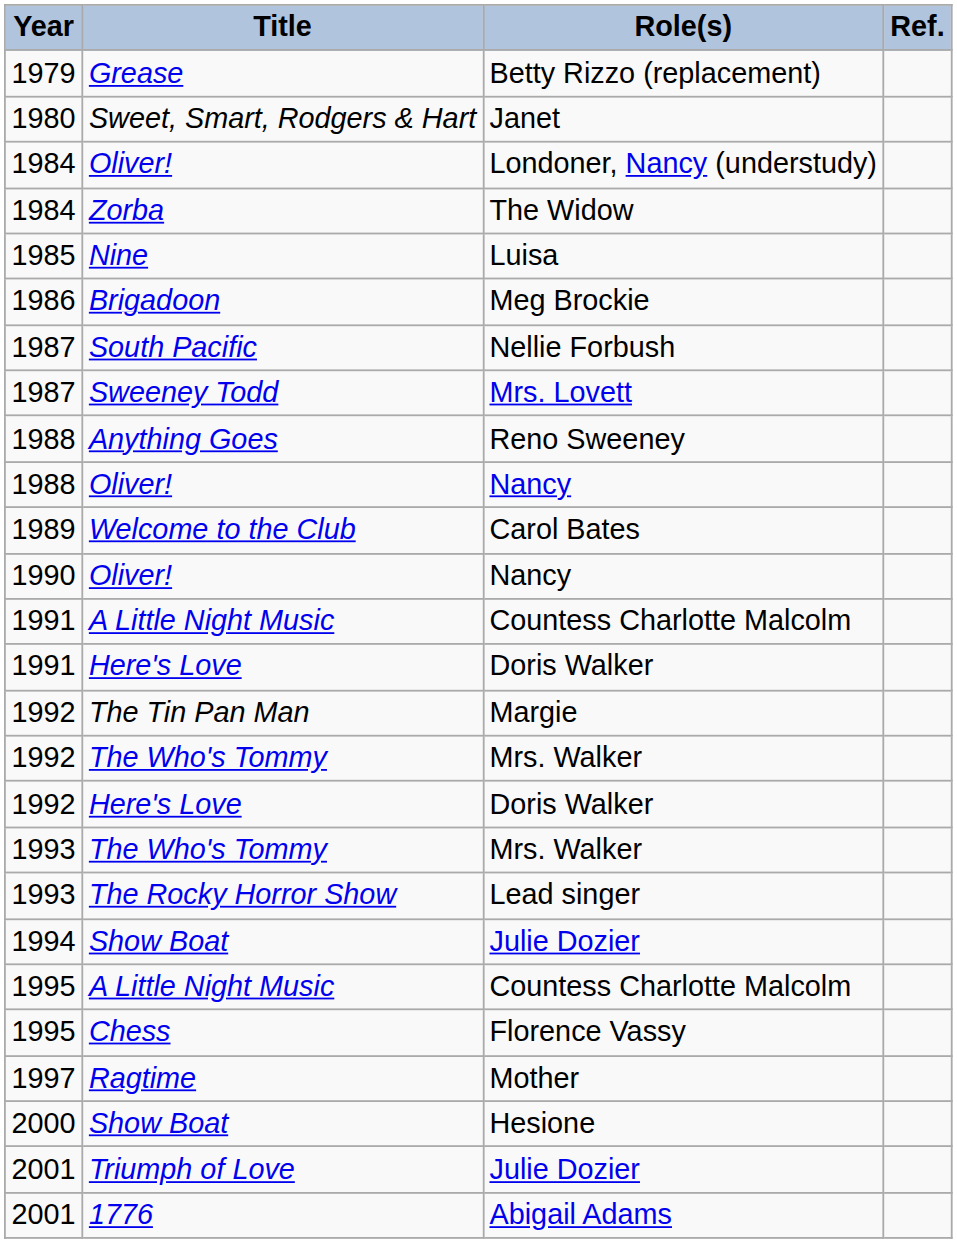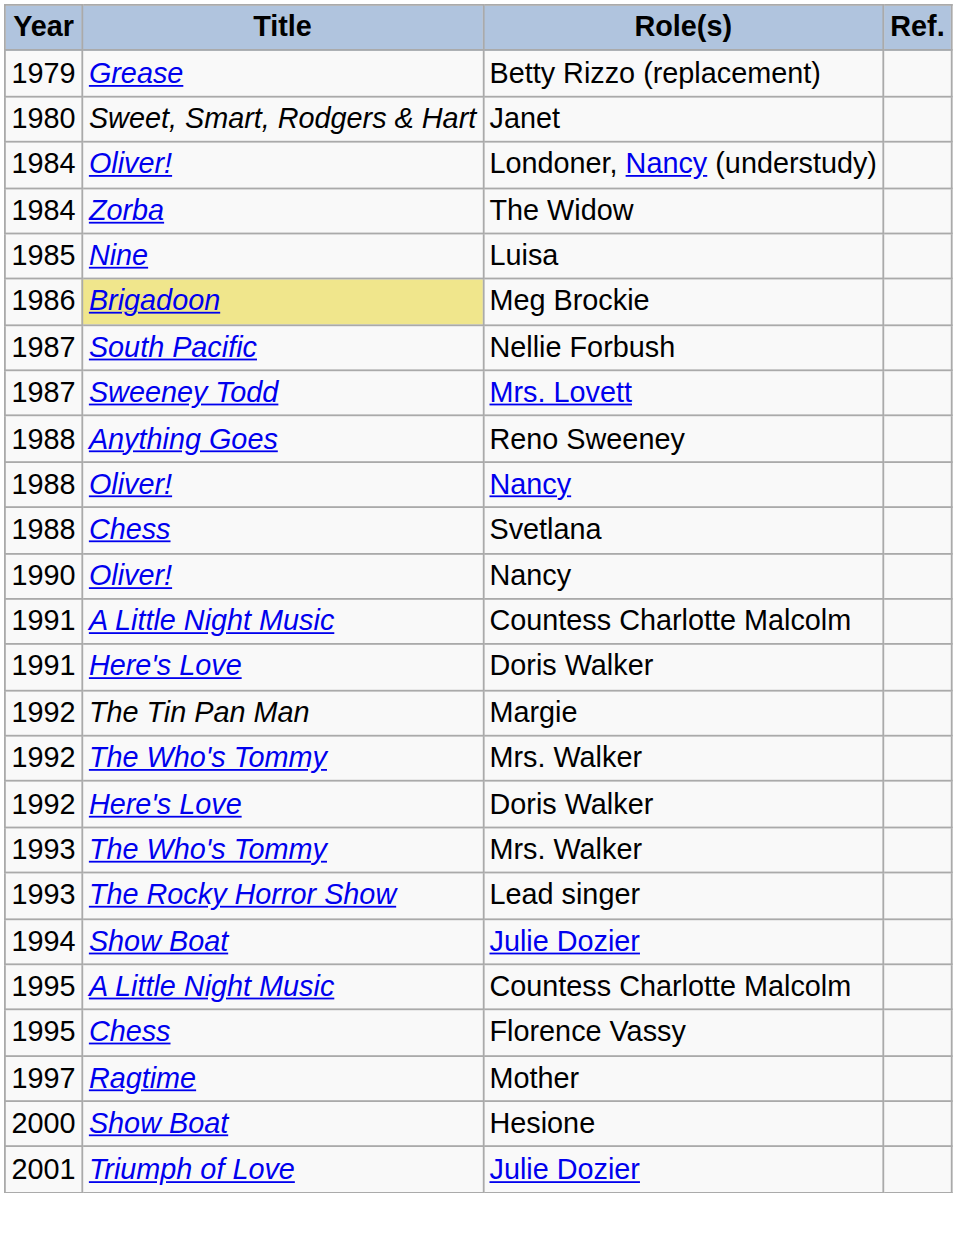(155, 301) no background -> (155, 301) khaki background
+ row: (44, 529)
- row: (44, 529)
- row: (44, 1214)
